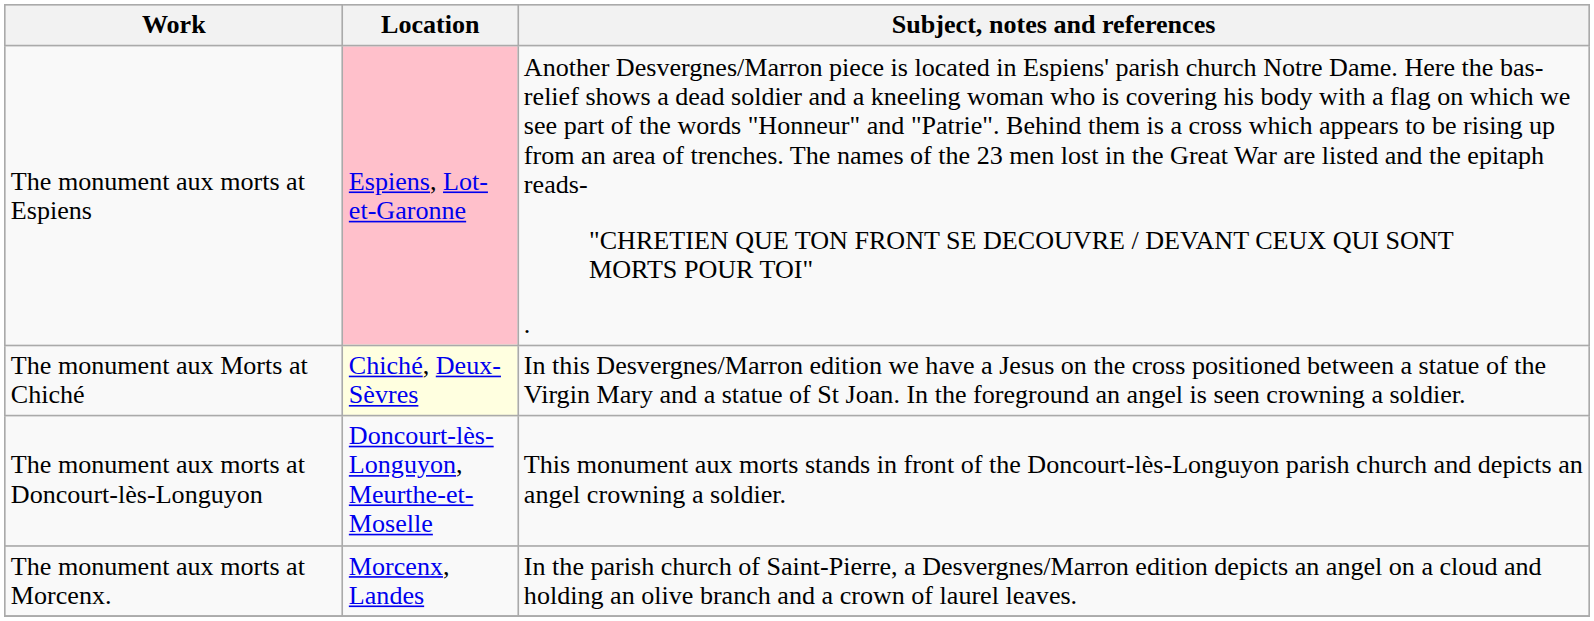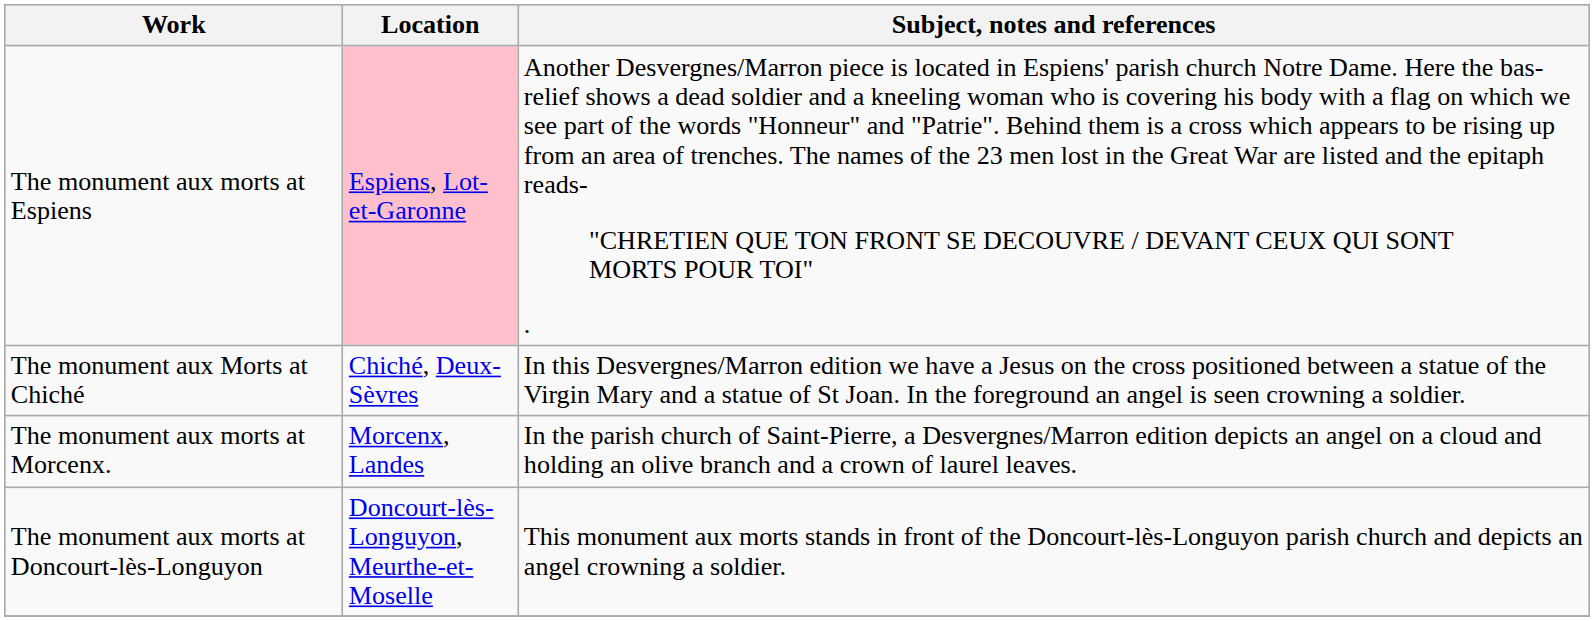(425, 380) lightyellow background -> (425, 380) no background
rows swapped: (158, 480) <-> (158, 580)
